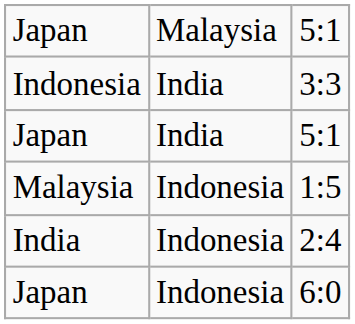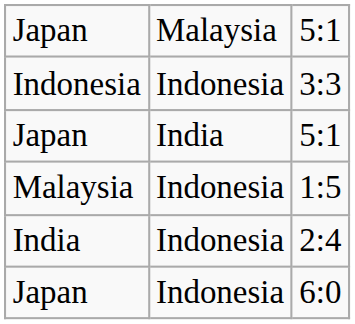(190, 82) India -> (220, 82) Indonesia
